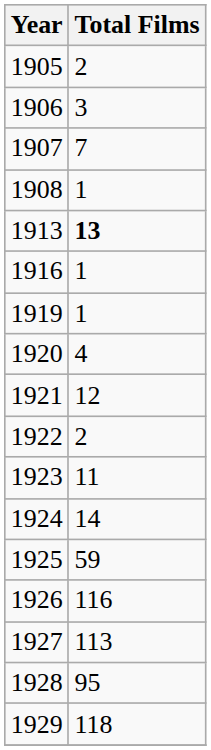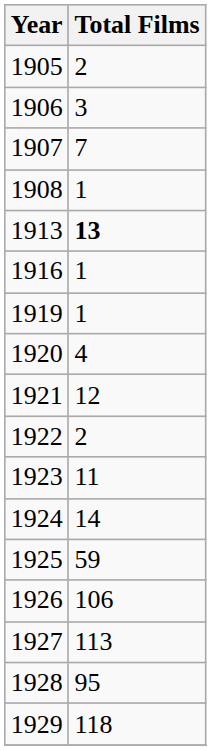(94, 600) 116 -> (94, 600) 106
